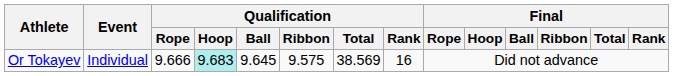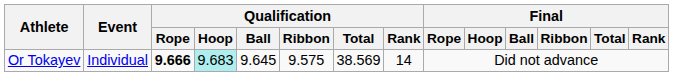(173, 60) normal -> (173, 60) bold
(404, 60) 16 -> (404, 60) 14
